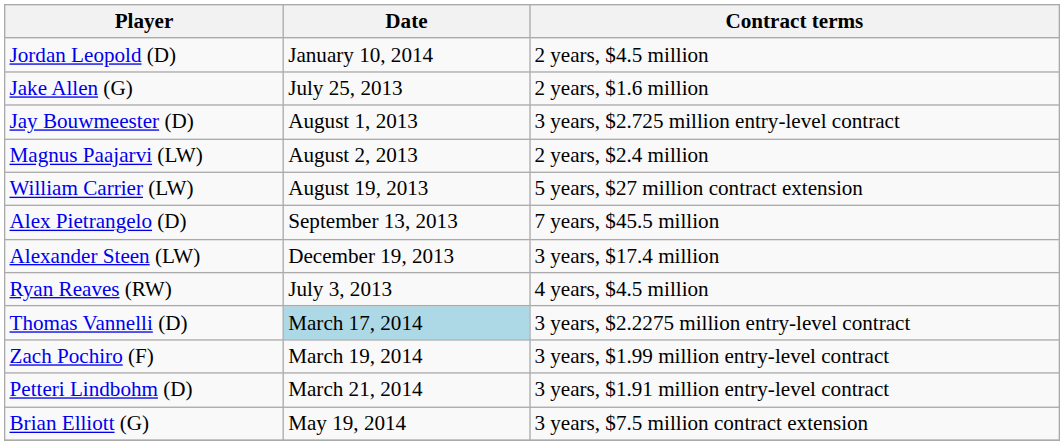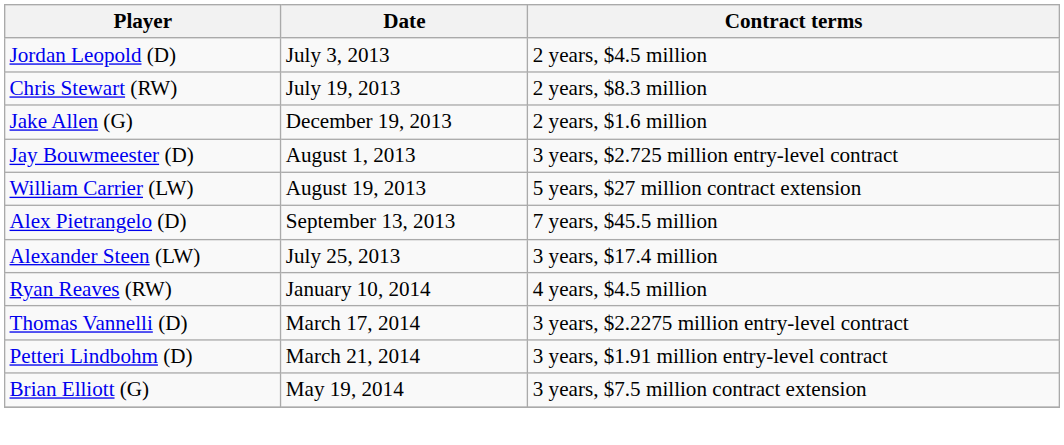(361, 54) January 10, 2014 -> (338, 54) July 3, 2013
+ row: (93, 88)
(345, 88) July 25, 2013 -> (369, 121) December 19, 2013
- row: (106, 155)
(371, 255) December 19, 2013 -> (343, 255) July 25, 2013
(340, 289) July 3, 2013 -> (358, 289) January 10, 2014
(355, 322) lightblue background -> (353, 322) no background
- row: (82, 356)
